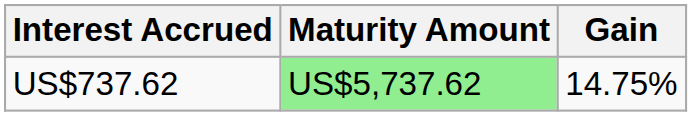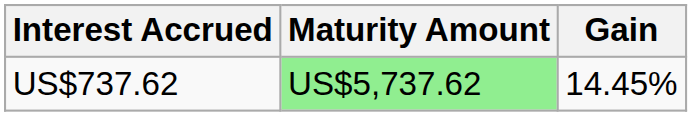(621, 83) 14.75% -> (621, 83) 14.45%
